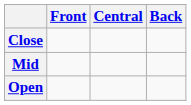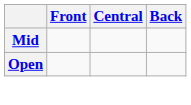- row: (25, 40)
